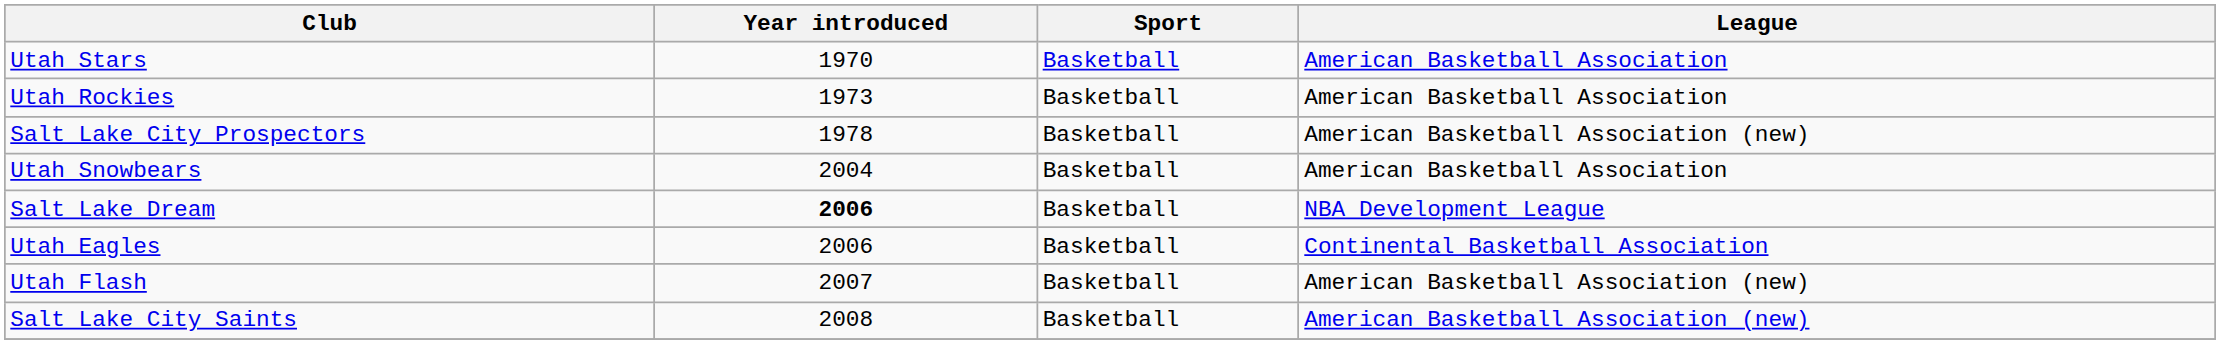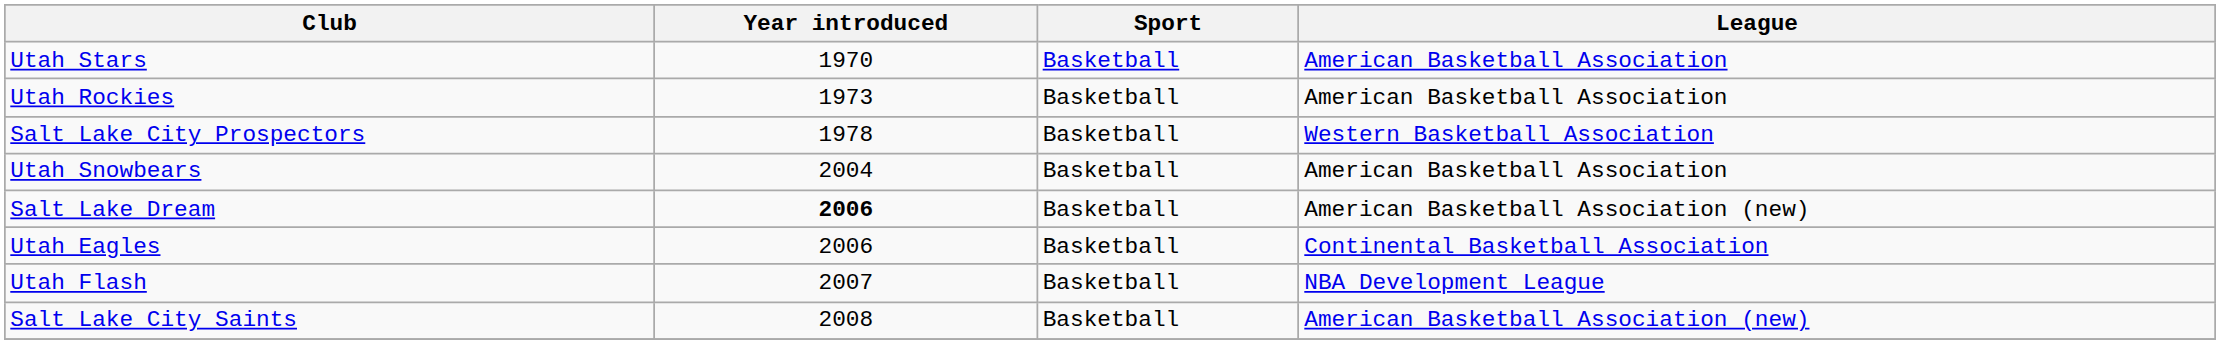(1557, 135) American Basketball Association (new) -> (1509, 135) Western Basketball Association
(1454, 209) NBA Development League -> (1557, 209) American Basketball Association (new)
(1557, 283) American Basketball Association (new) -> (1454, 283) NBA Development League
